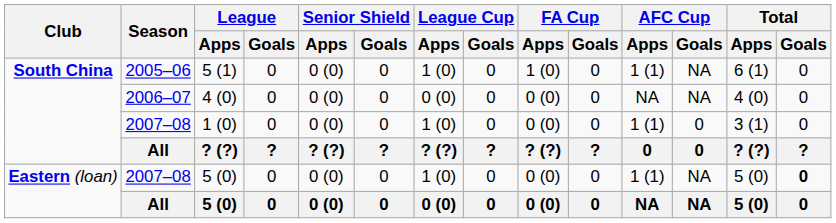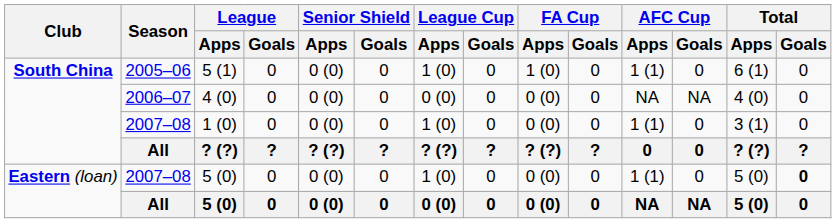(699, 71) NA -> (699, 71) 0
(699, 177) NA -> (699, 177) 0
